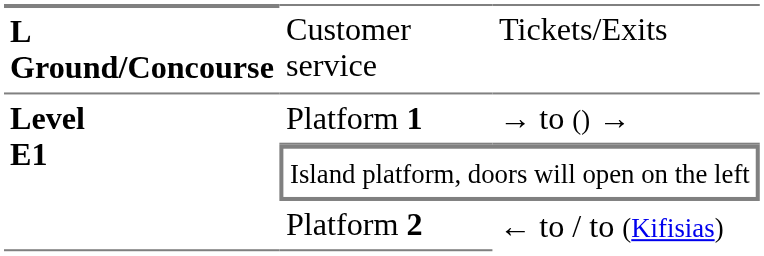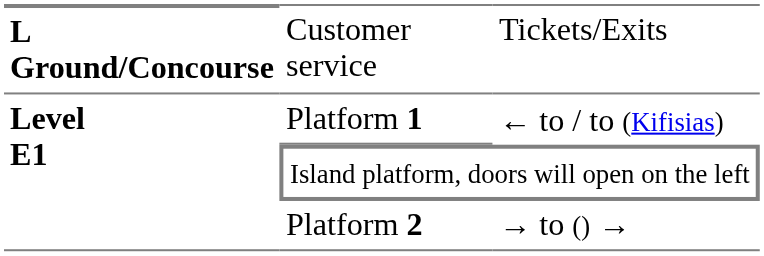(565, 118) → to () → -> (611, 119) ← to / to (Kifisias)
(611, 225) ← to / to (Kifisias) -> (565, 224) → to () →
